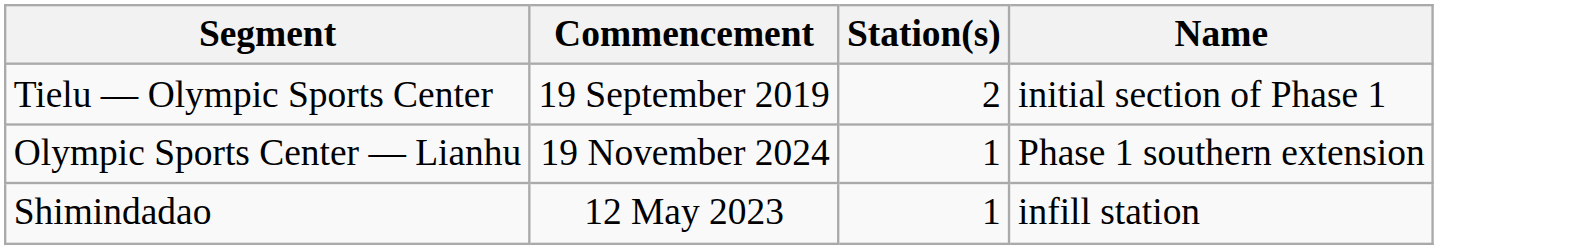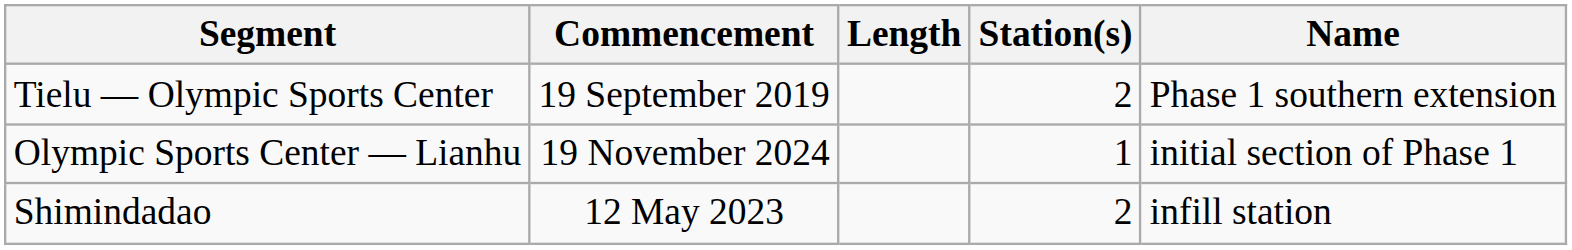+ column: (904, 34)
(1202, 93) initial section of Phase 1 -> (1353, 93) Phase 1 southern extension
(1221, 152) Phase 1 southern extension -> (1334, 152) initial section of Phase 1
(991, 212) 1 -> (1123, 212) 2
